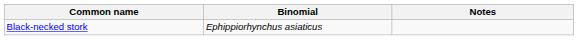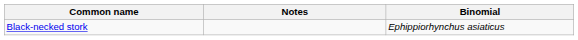columns swapped: (298, 12) <-> (483, 12)
